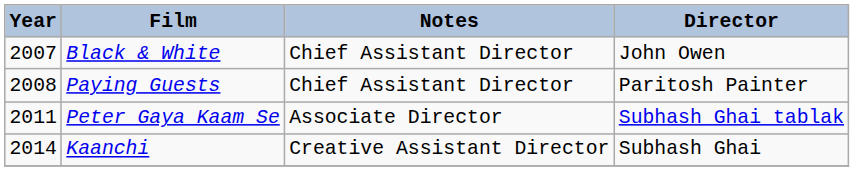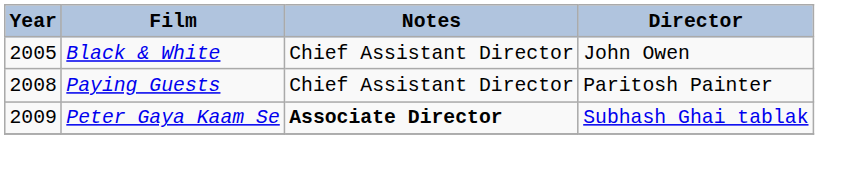(33, 53) 2007 -> (33, 53) 2005
(33, 117) 2011 -> (33, 117) 2009
(396, 117) normal -> (396, 117) bold
- row: (108, 150)
